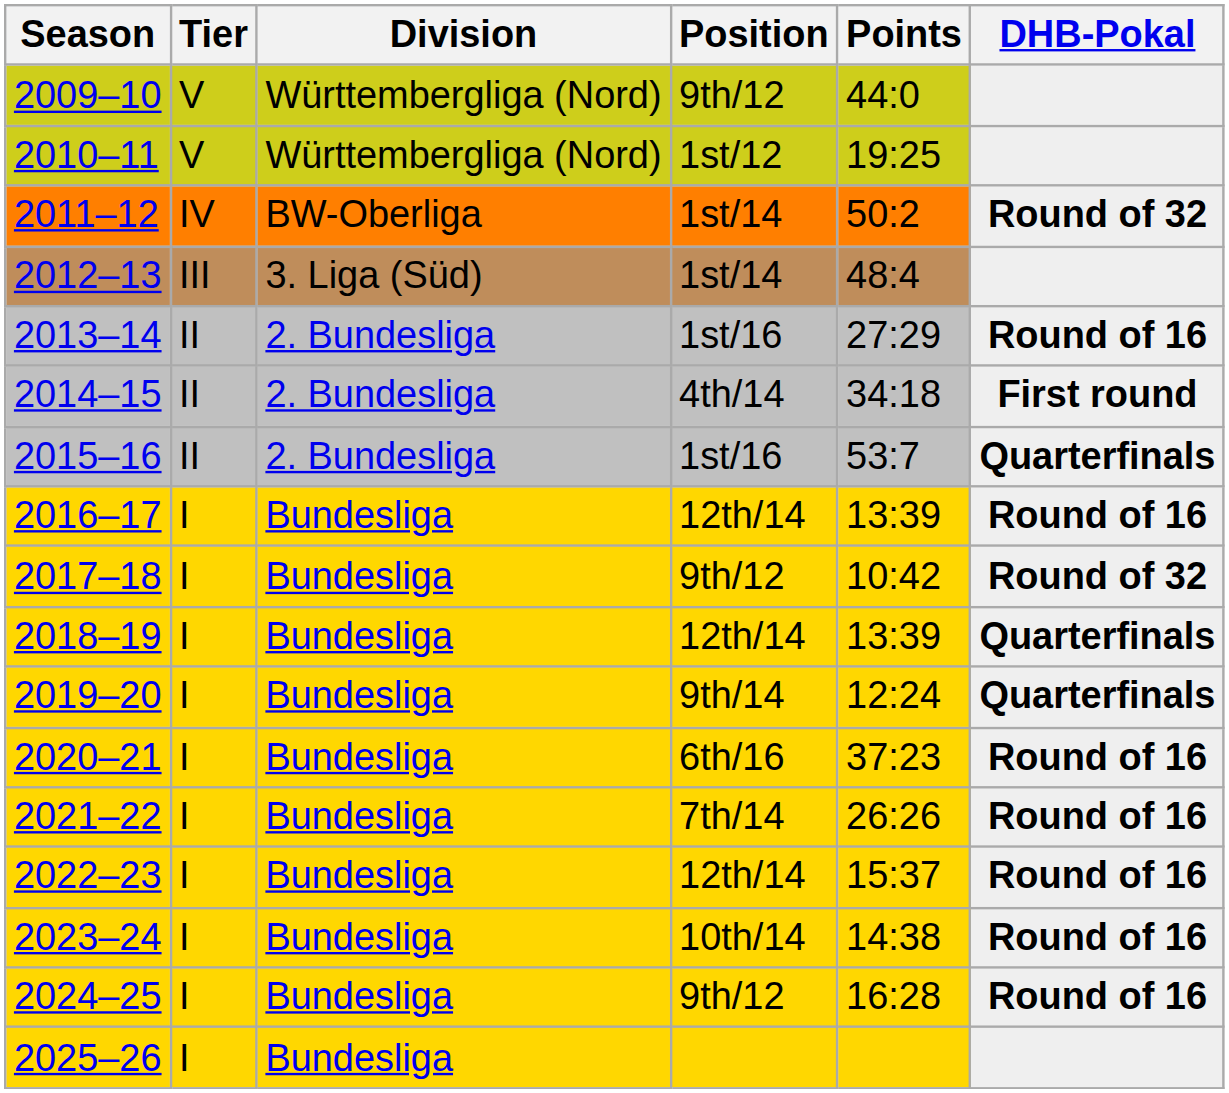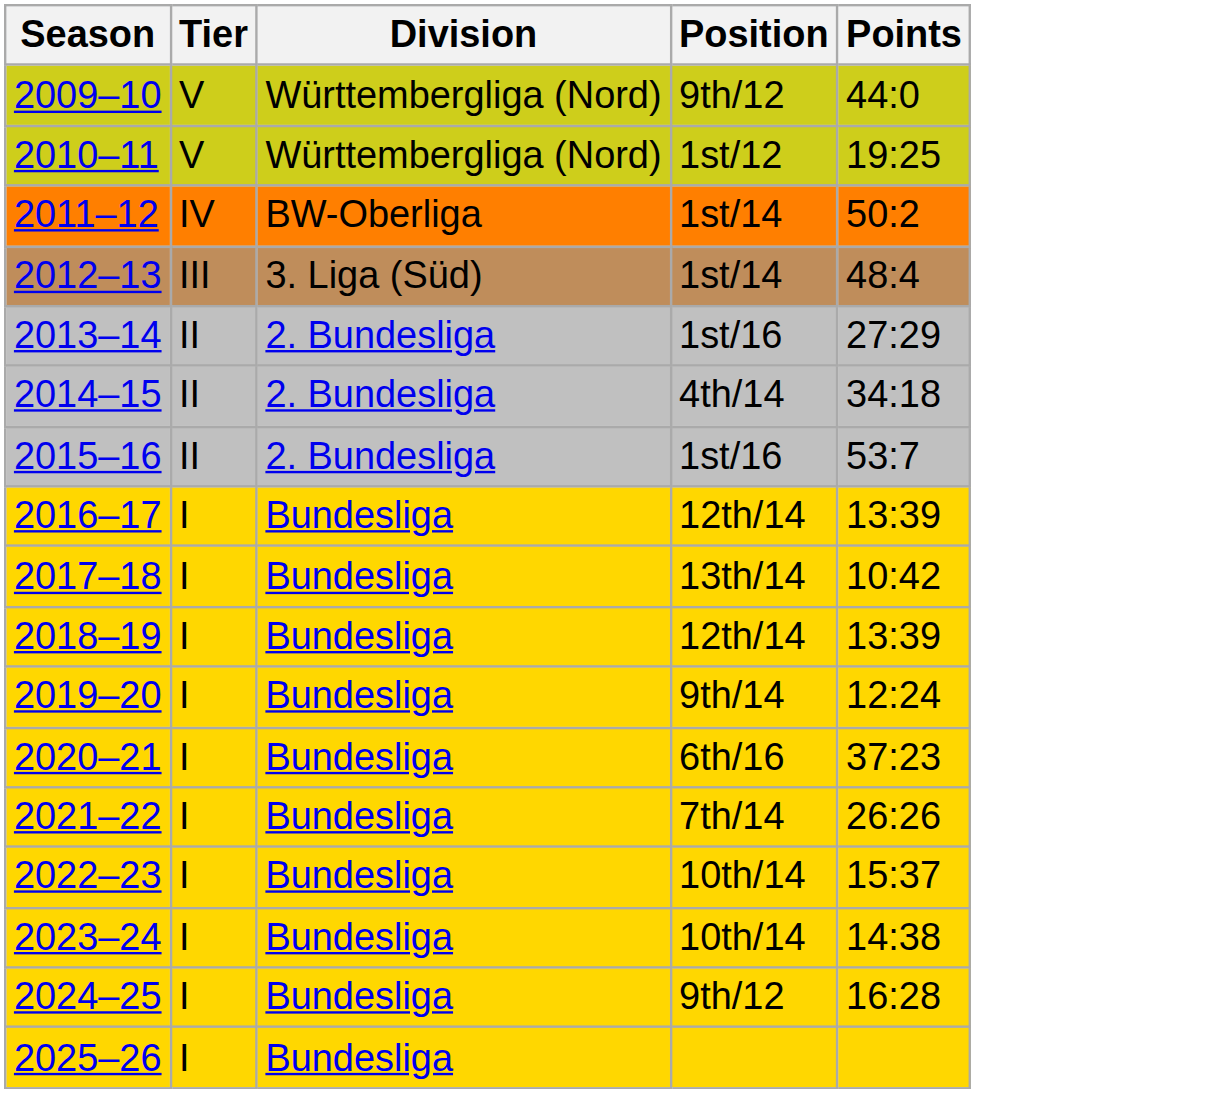- column: (1097, 34)
(732, 575) 9th/12 -> (742, 575) 13th/14
(742, 876) 12th/14 -> (742, 876) 10th/14
